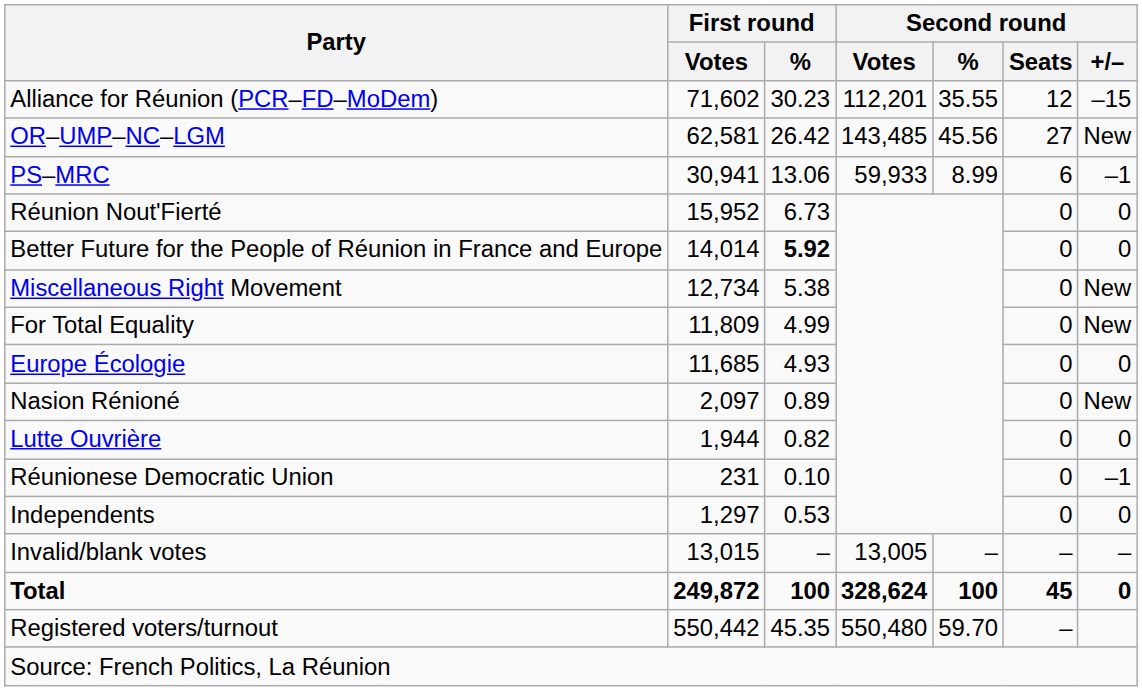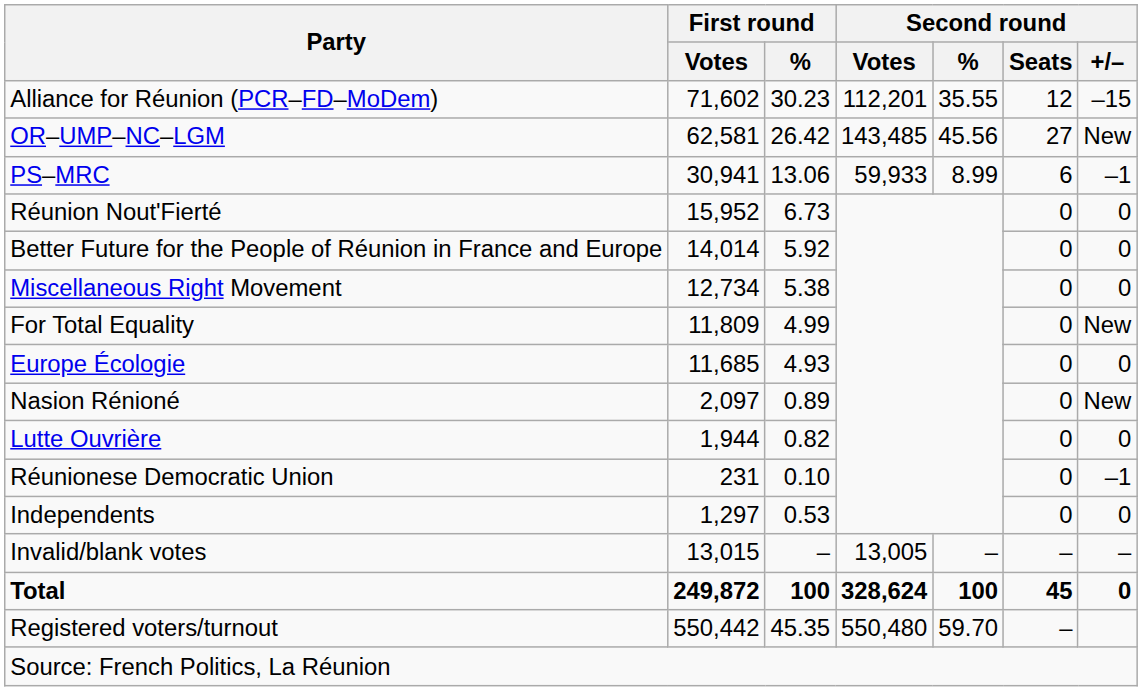(807, 250) bold -> (807, 250) normal
(1107, 288) New -> (1125, 288) 0
